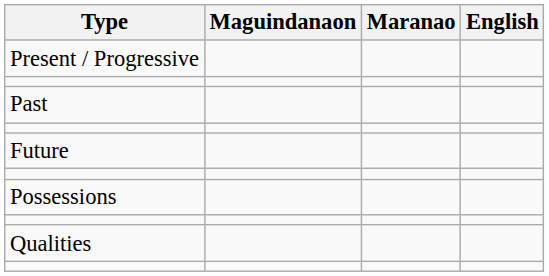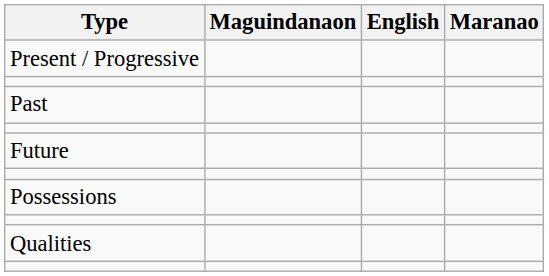columns swapped: (411, 22) <-> (502, 22)
